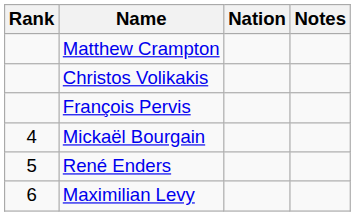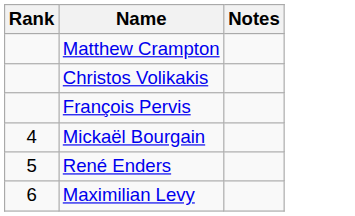- column: (257, 19)
